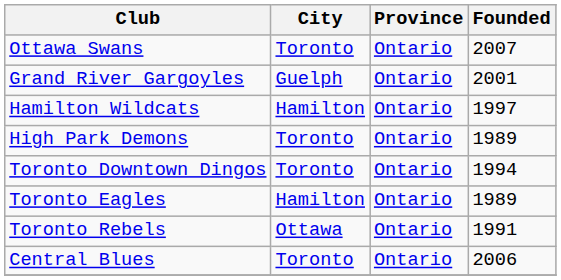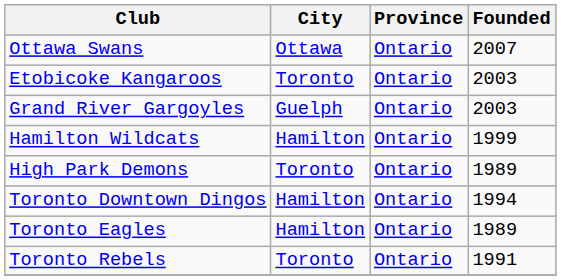(315, 50) Toronto -> (309, 50) Ottawa
+ row: (116, 80)
(495, 80) 2001 -> (495, 110) 2003
(495, 110) 1997 -> (495, 141) 1999
(315, 171) Toronto -> (320, 201) Hamilton
(309, 231) Ottawa -> (315, 261) Toronto
- row: (82, 261)
